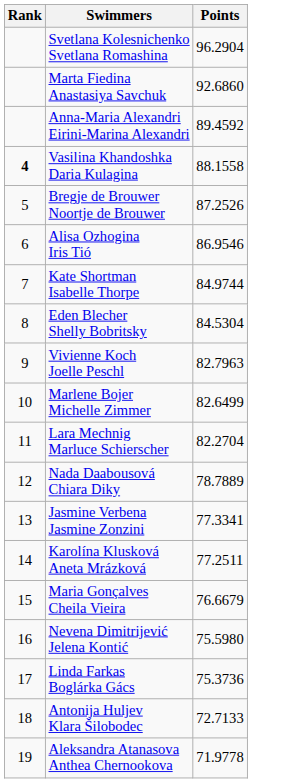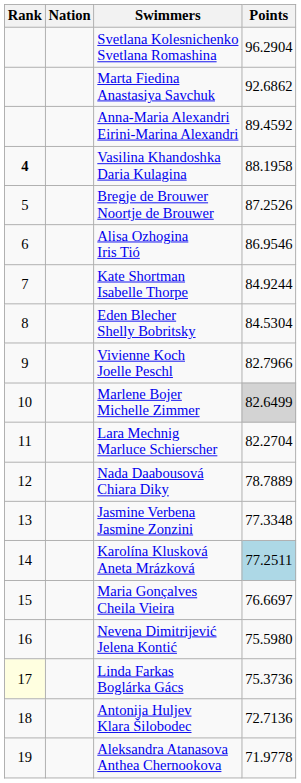+ column: (70, 16)
(220, 86) 92.6860 -> (269, 86) 92.6862
(220, 165) 88.1558 -> (269, 165) 88.1958
(220, 284) 84.9744 -> (269, 284) 84.9244
(220, 363) 82.7963 -> (269, 363) 82.7966
(220, 402) no background -> (269, 402) lightgrey background
(220, 520) 77.3341 -> (269, 520) 77.3348
(220, 560) no background -> (269, 560) lightblue background
(220, 599) 76.6679 -> (269, 599) 76.6697
(25, 678) no background -> (25, 678) lightyellow background
(220, 718) 72.7133 -> (269, 718) 72.7136
